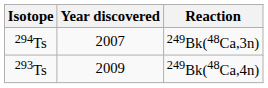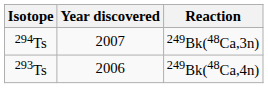(110, 68) 2009 -> (110, 68) 2006
